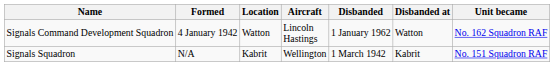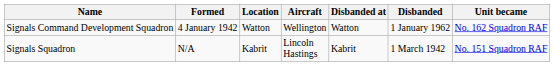columns swapped: (423, 12) <-> (361, 12)
(300, 33) Lincoln Hastings -> (305, 27) Wellington
(305, 54) Wellington -> (300, 48) Lincoln Hastings
